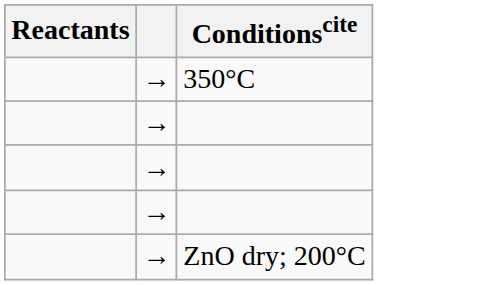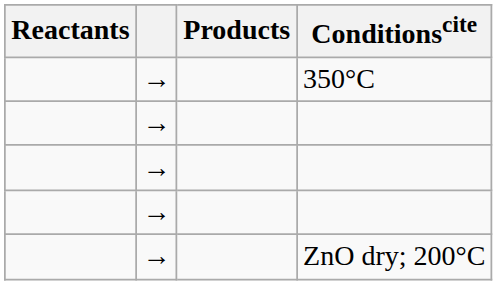+ column: (237, 30)
